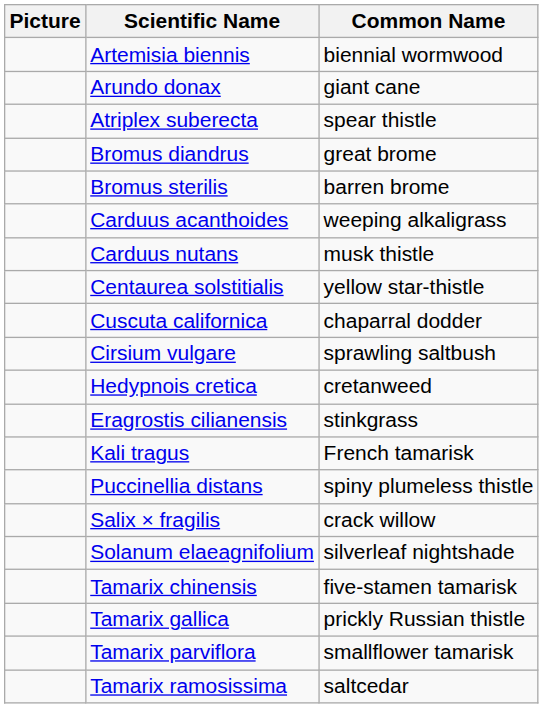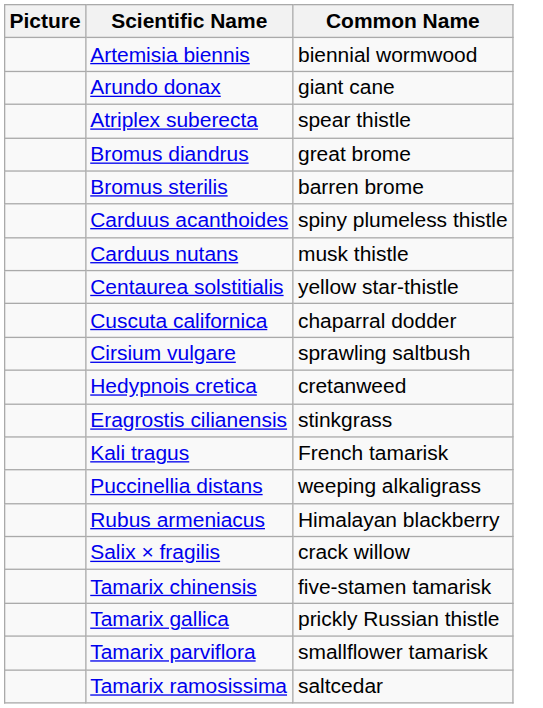(415, 220) weeping alkaligrass -> (403, 220) spiny plumeless thistle
(428, 486) spiny plumeless thistle -> (389, 486) weeping alkaligrass
+ row: (178, 519)
- row: (202, 552)
